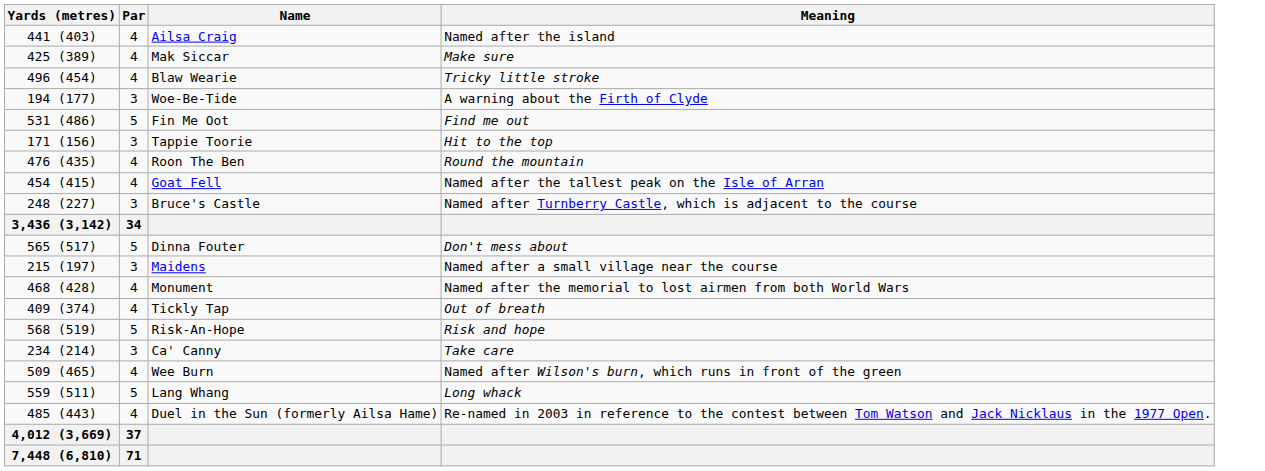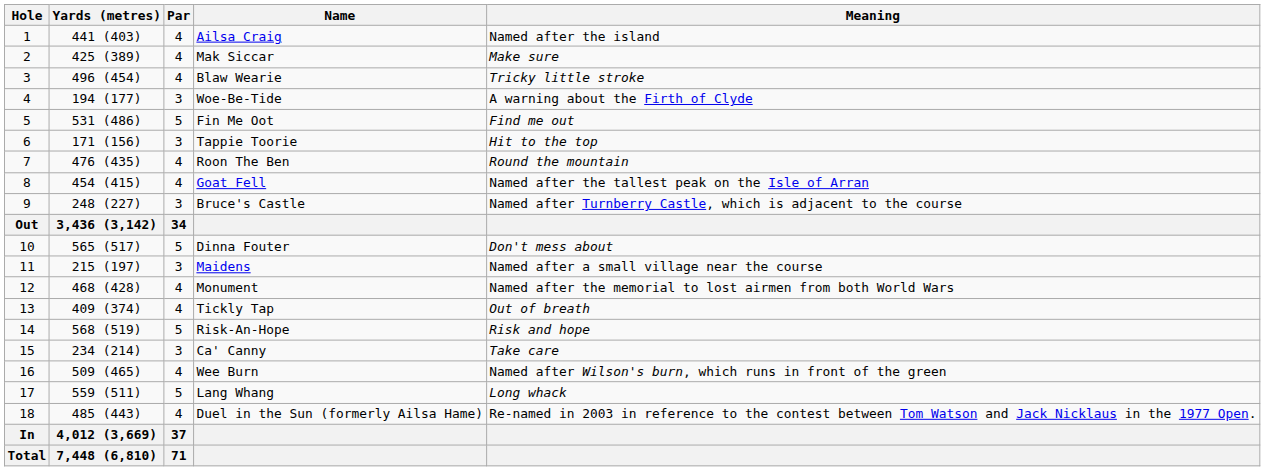+ column: (27, 15)
